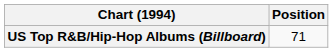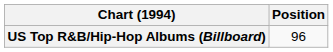(299, 36) 71 -> (299, 36) 96
